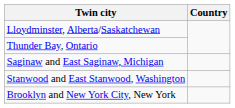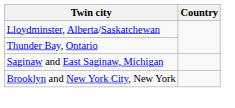- row: (96, 78)
